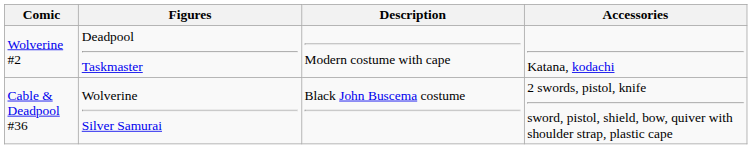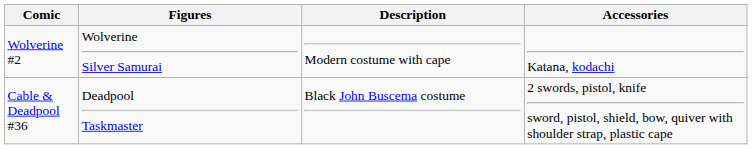(190, 51) Deadpool Taskmaster -> (190, 51) Wolverine Silver Samurai
(190, 110) Wolverine Silver Samurai -> (190, 110) Deadpool Taskmaster
